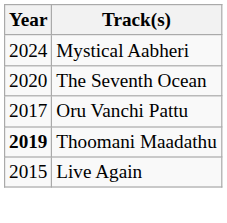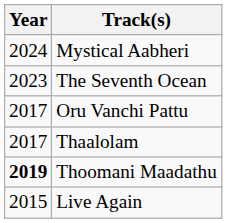(28, 80) 2020 -> (28, 80) 2023
+ row: (97, 141)
